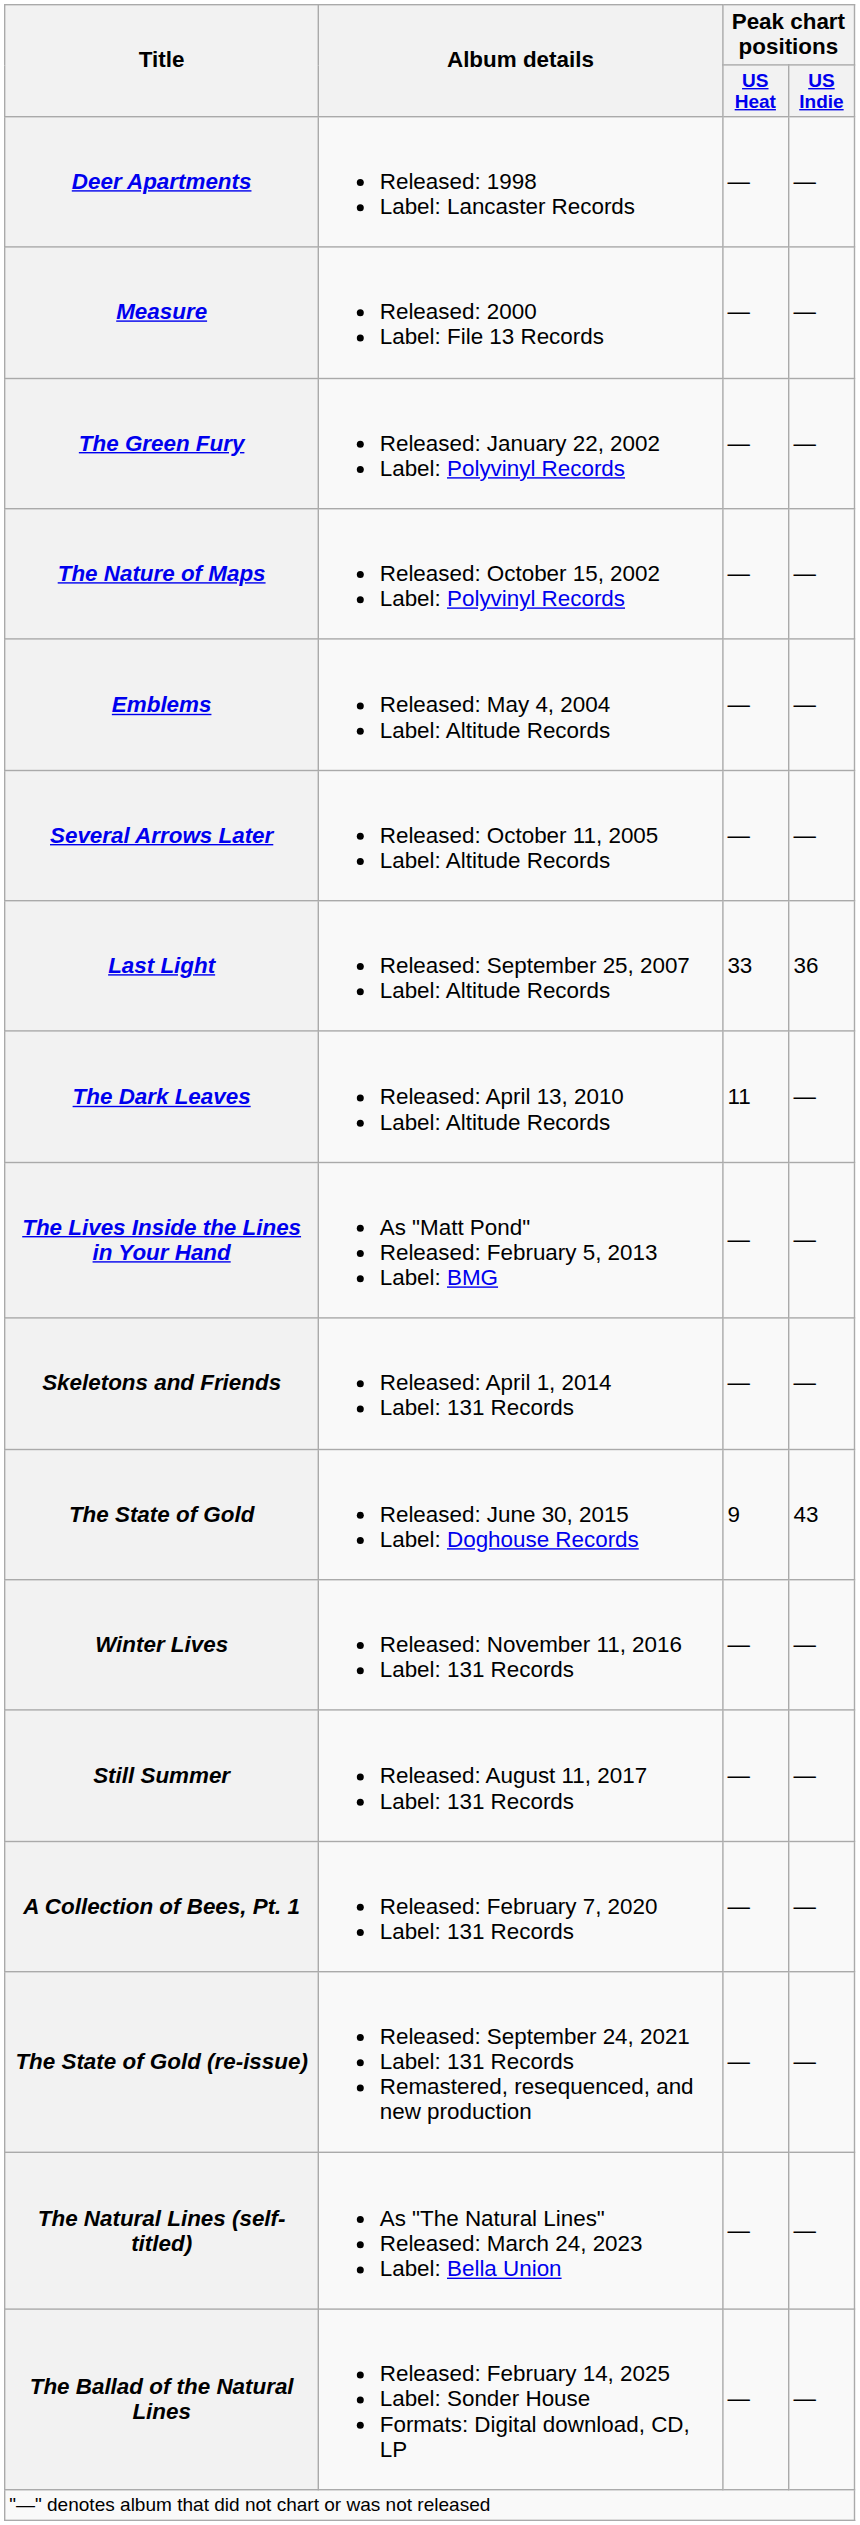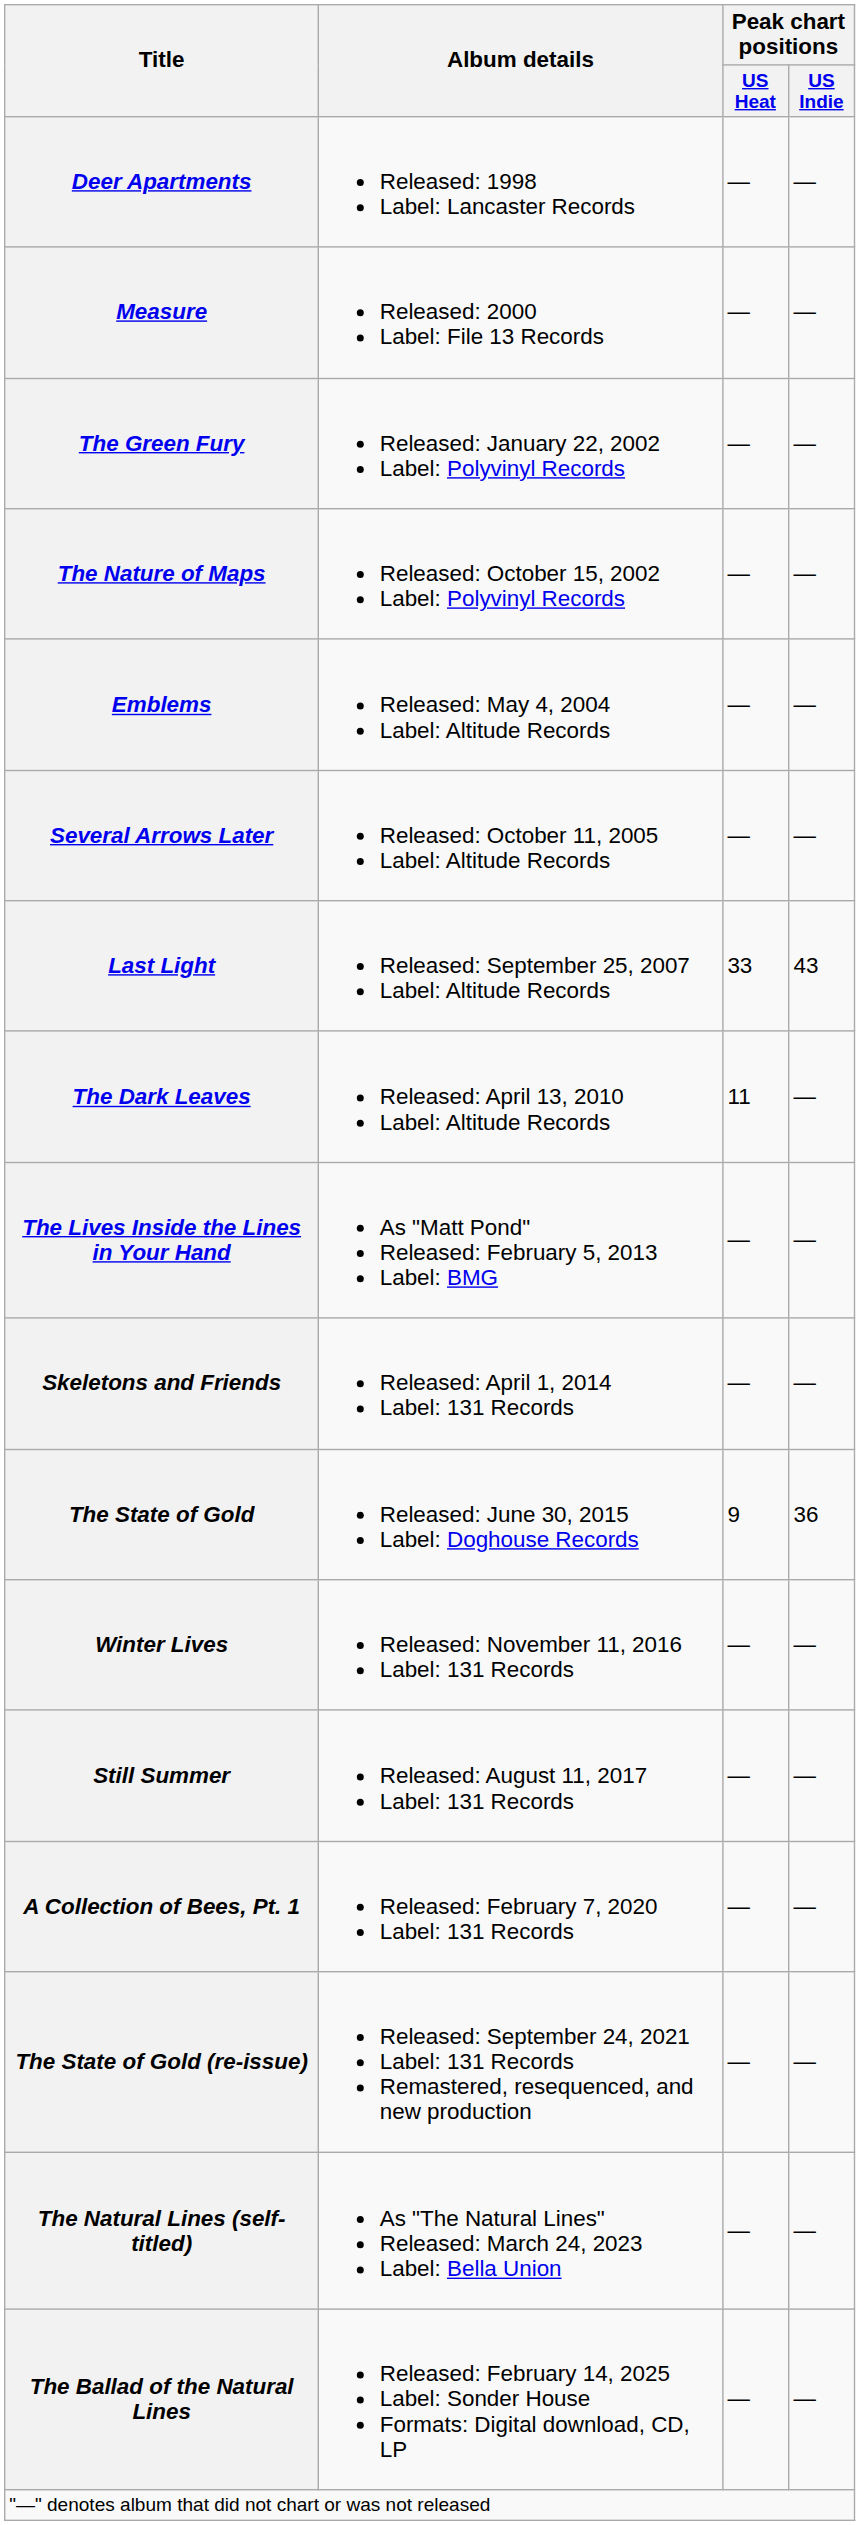(806, 965) 36 -> (806, 965) 43
(806, 1514) 43 -> (806, 1514) 36
